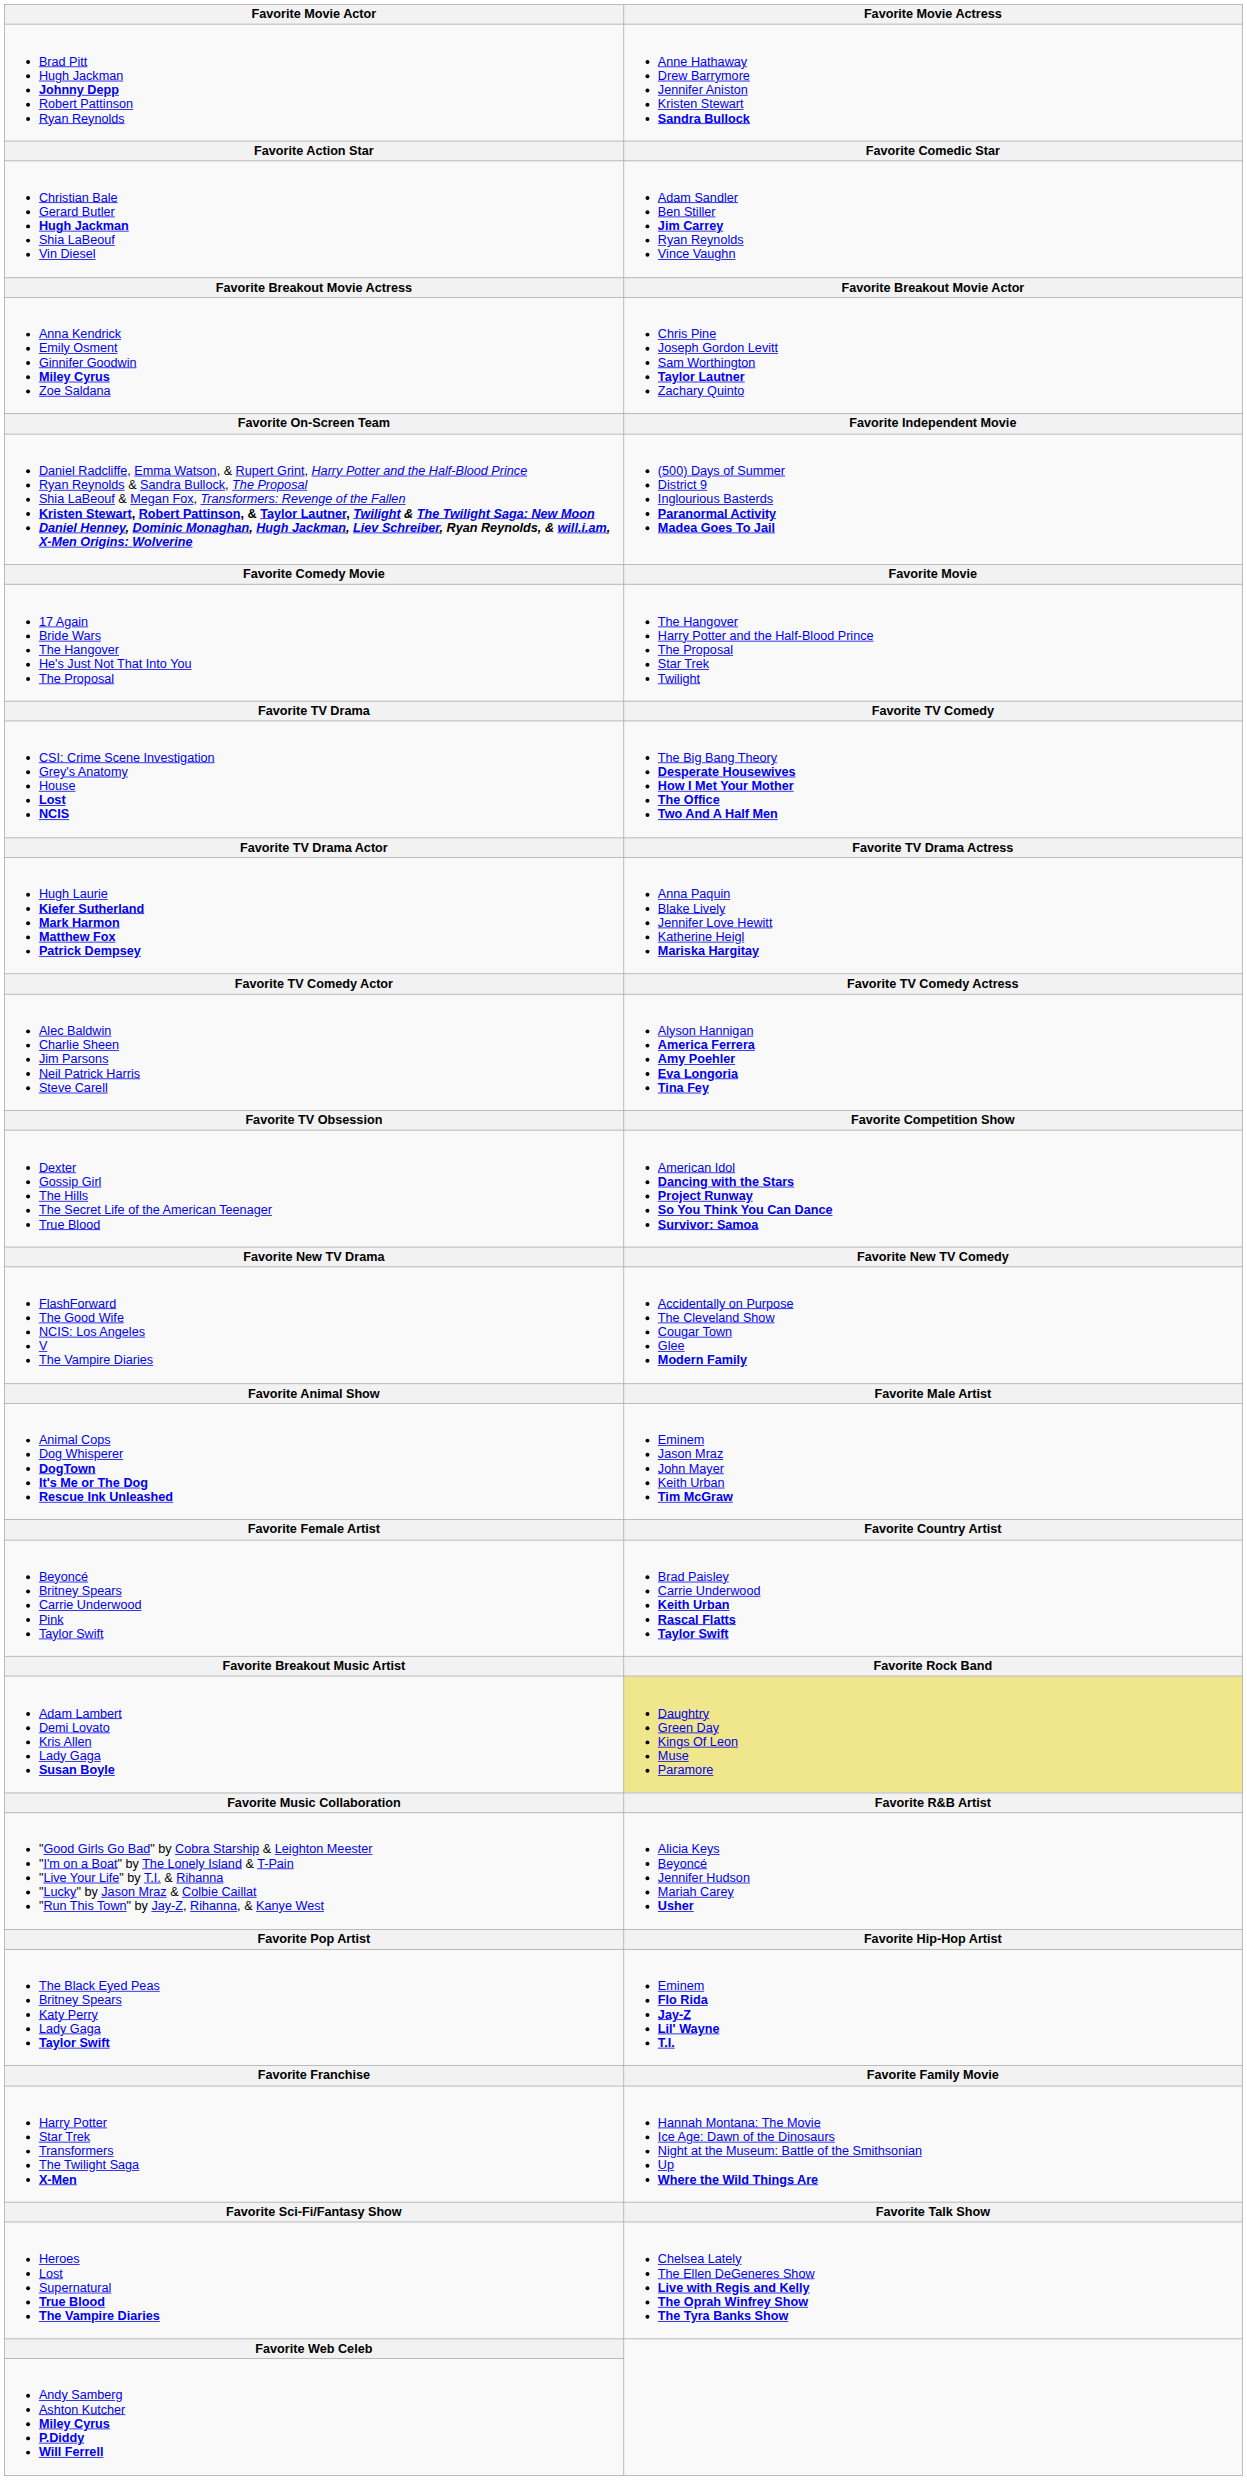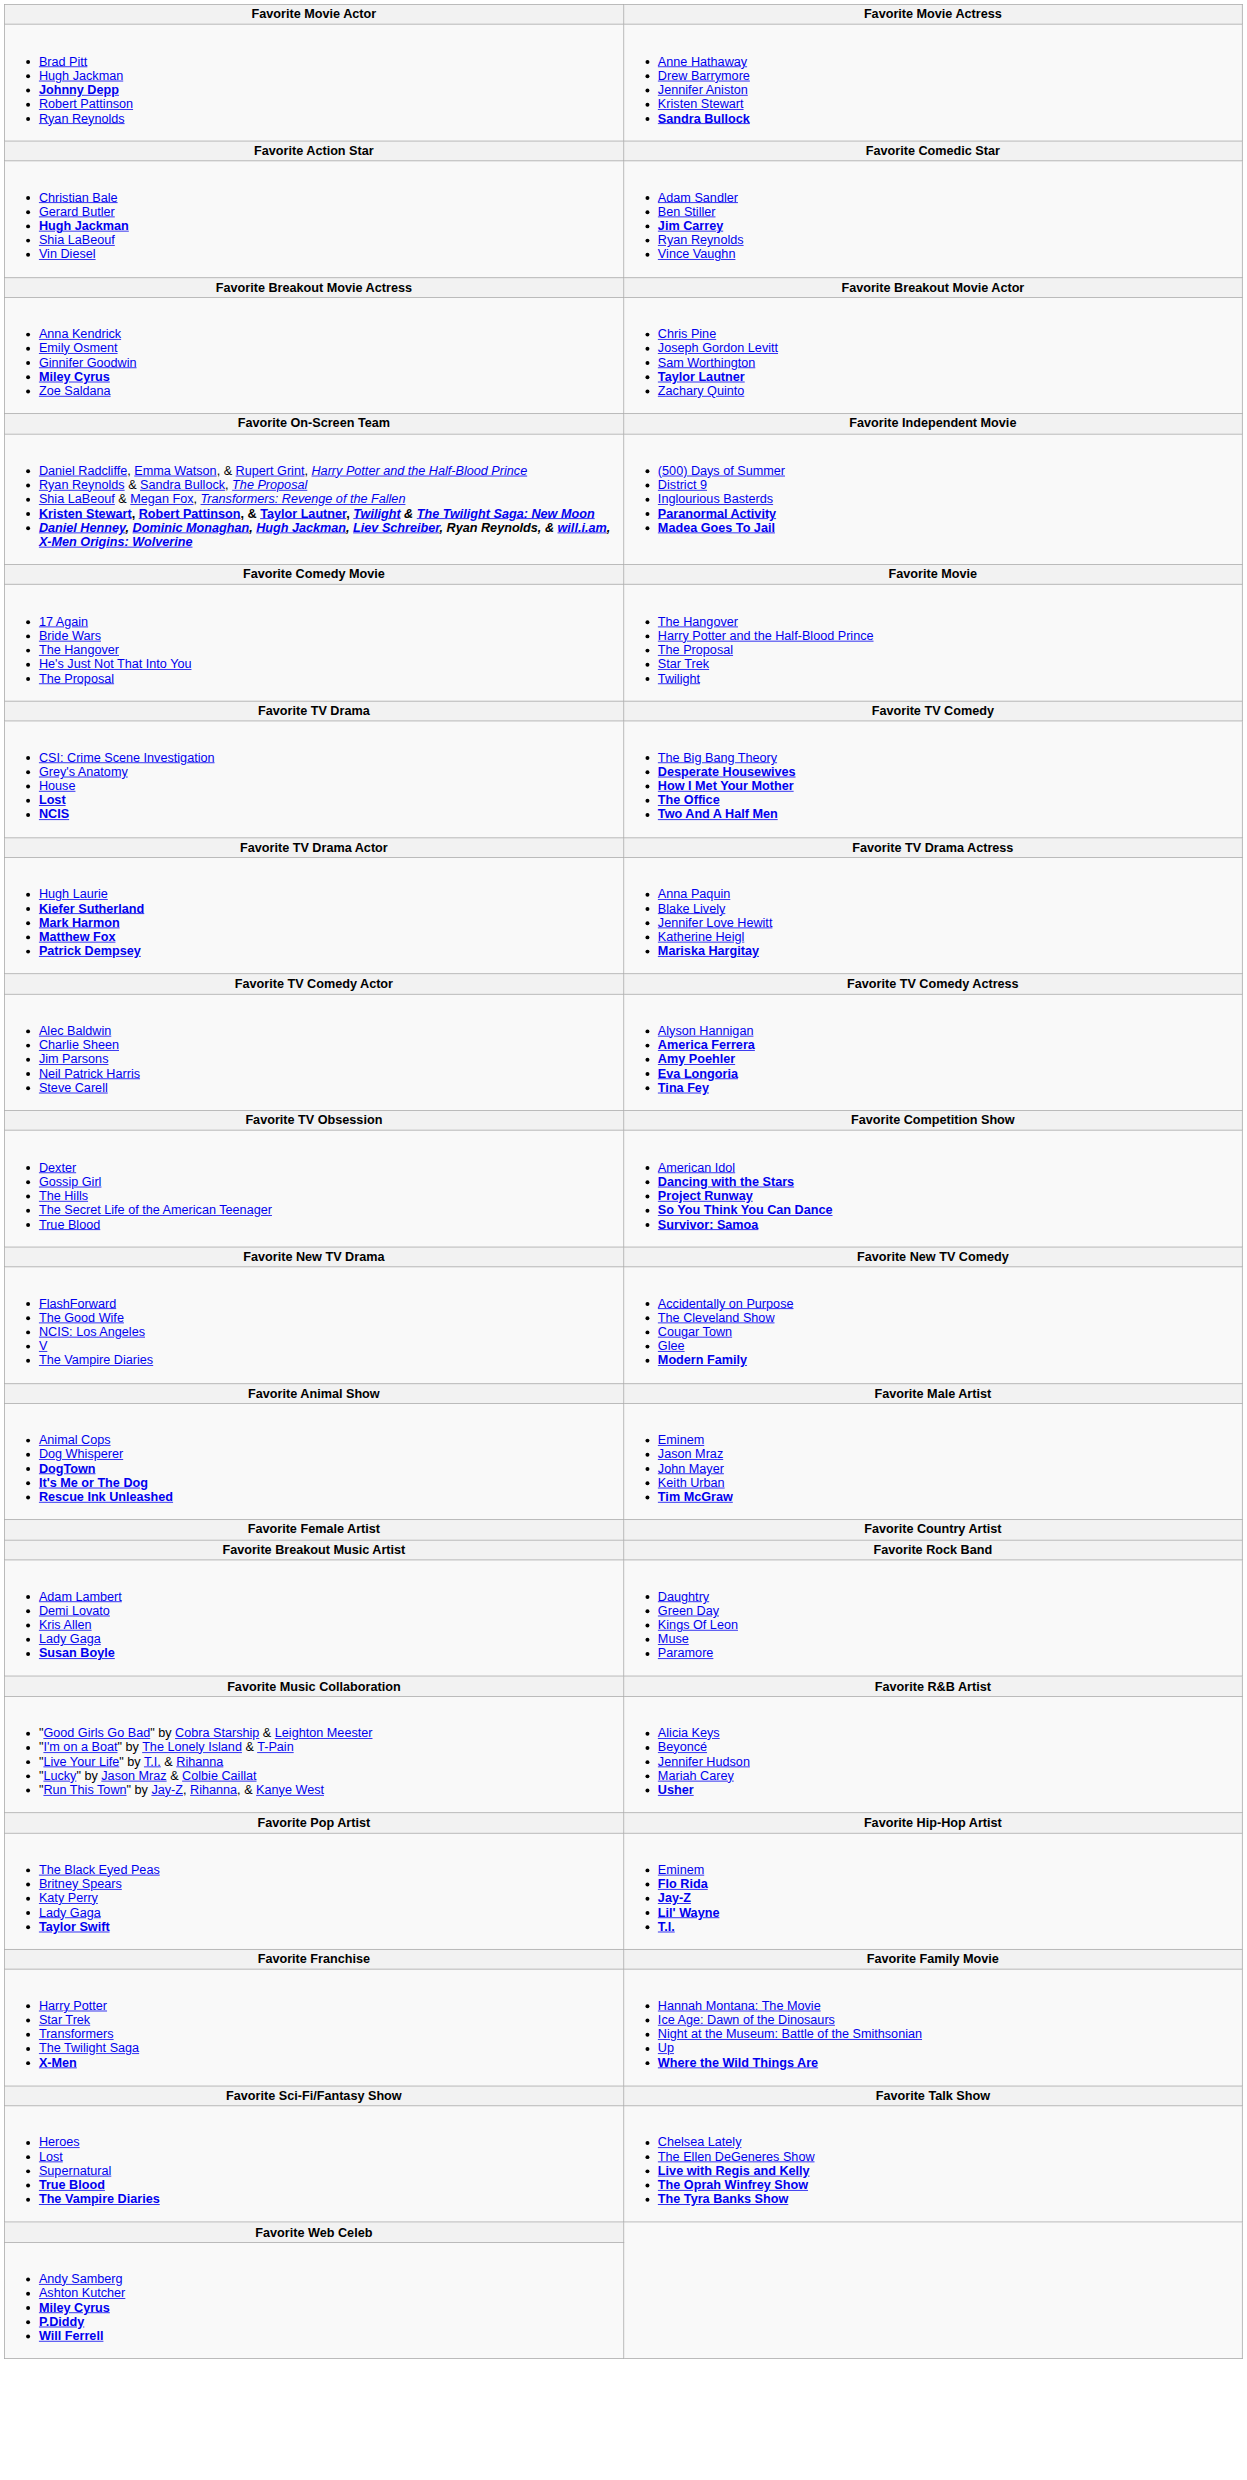- row: (314, 1605)
(933, 1742) khaki background -> (933, 1625) no background
